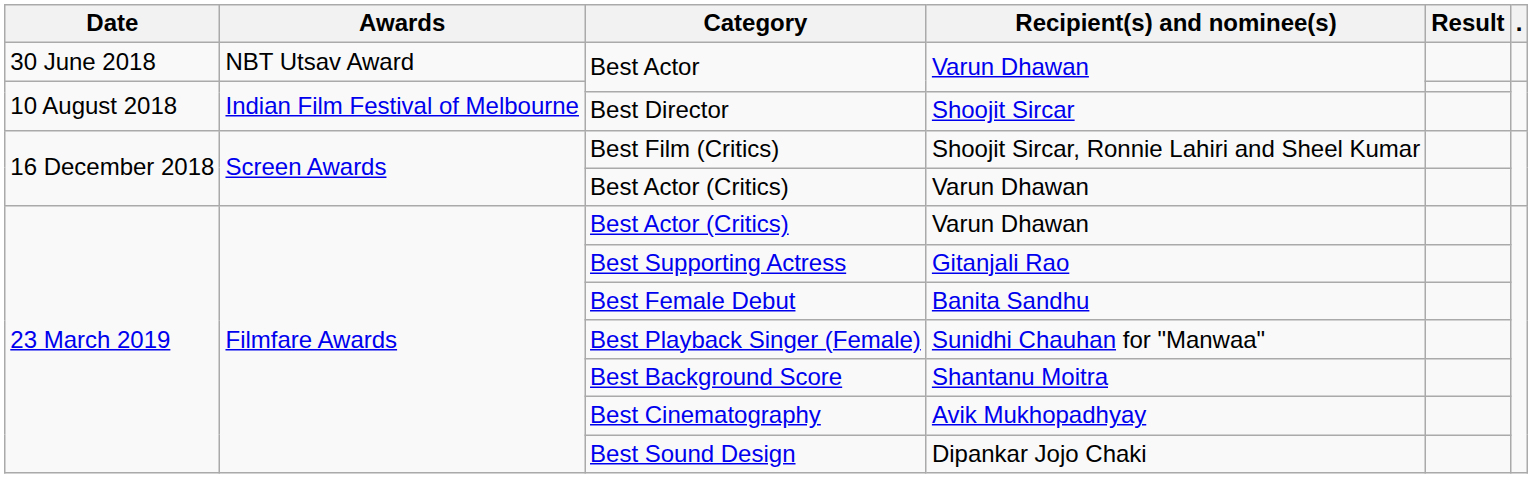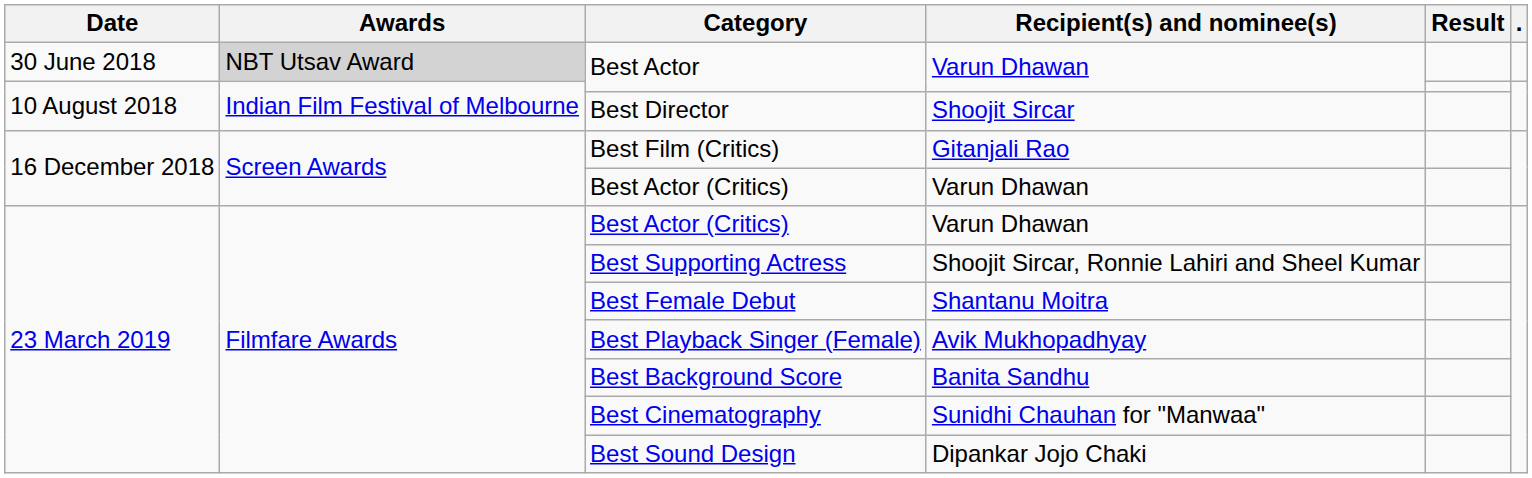(320, 61) no background -> (320, 61) lightgrey background
(1176, 148) Shoojit Sircar, Ronnie Lahiri and Sheel Kumar -> (1001, 148) Gitanjali Rao
(1001, 262) Gitanjali Rao -> (1176, 262) Shoojit Sircar, Ronnie Lahiri and Sheel Kumar
(1011, 301) Banita Sandhu -> (1020, 301) Shantanu Moitra
(1099, 339) Sunidhi Chauhan for "Manwaa" -> (1039, 339) Avik Mukhopadhyay
(1020, 377) Shantanu Moitra -> (1011, 377) Banita Sandhu
(1039, 415) Avik Mukhopadhyay -> (1099, 415) Sunidhi Chauhan for "Manwaa"
